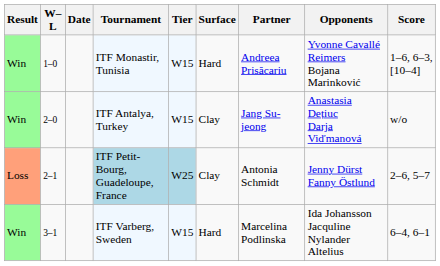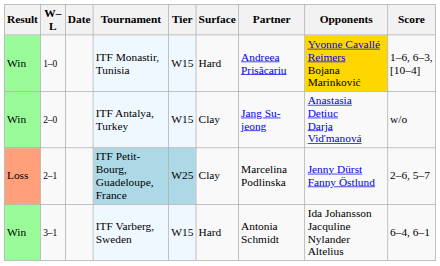(344, 63) no background -> (344, 63) gold background
(260, 176) Antonia Schmidt -> (264, 176) Marcelina Podlinska
(264, 232) Marcelina Podlinska -> (260, 232) Antonia Schmidt
